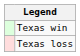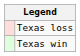rows swapped: (42, 28) <-> (45, 43)
